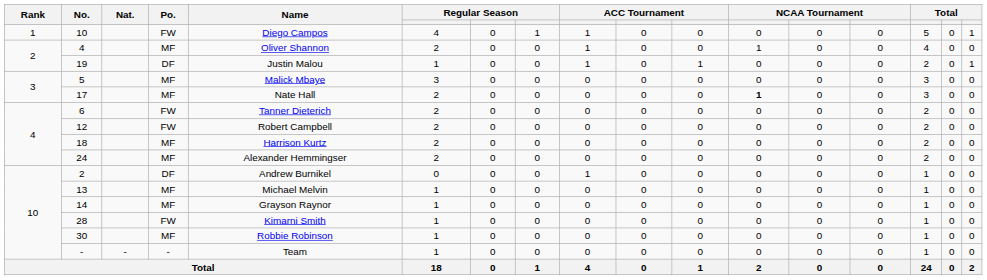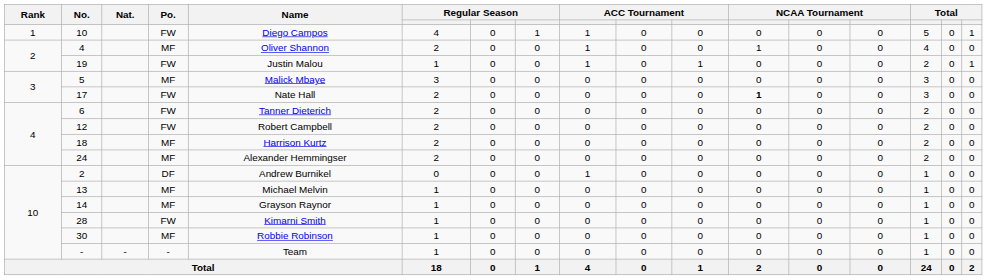(168, 64) DF -> (168, 64) FW
(168, 95) MF -> (168, 95) FW
